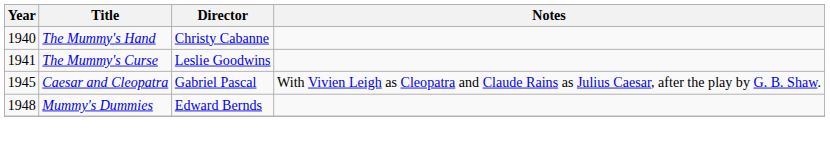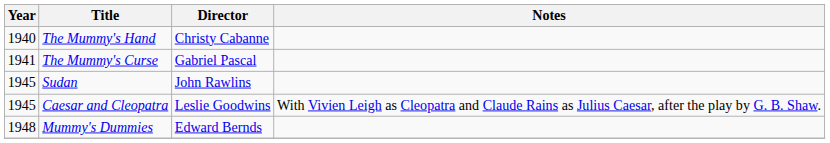(223, 60) Leslie Goodwins -> (216, 60) Gabriel Pascal
+ row: (60, 82)
(216, 82) Gabriel Pascal -> (223, 104) Leslie Goodwins
